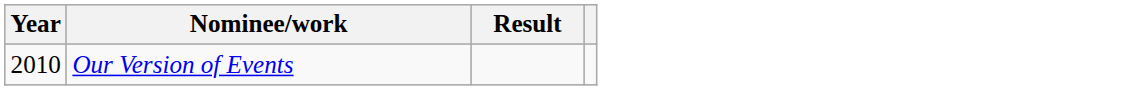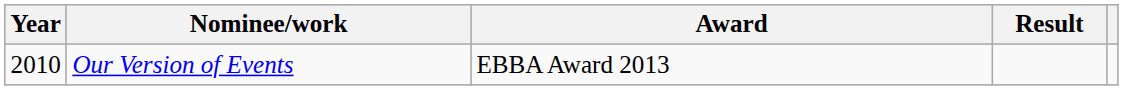+ column: (732, 24)
